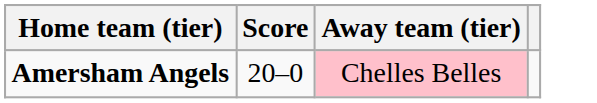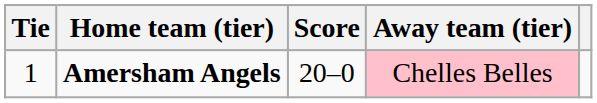+ column: (31, 27)
